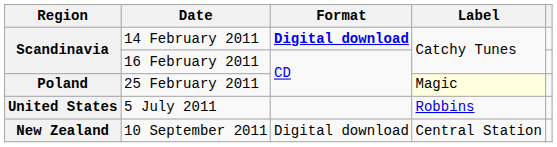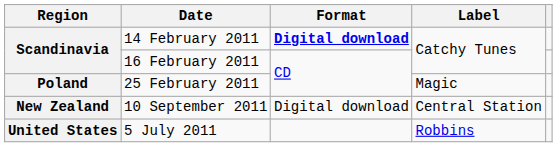(437, 85) lightyellow background -> (437, 85) no background
rows swapped: (170, 108) <-> (196, 130)
